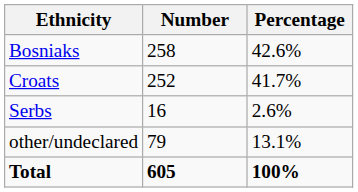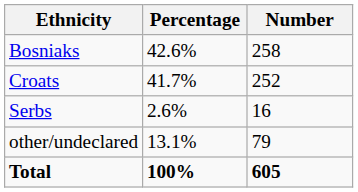columns swapped: (195, 19) <-> (300, 19)
